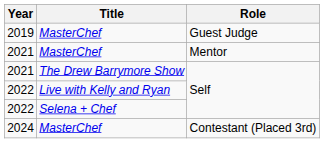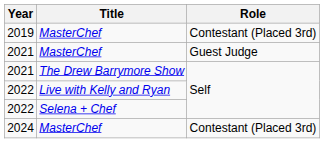(224, 33) Guest Judge -> (253, 33) Contestant (Placed 3rd)
(208, 52) Mentor -> (224, 52) Guest Judge
